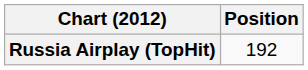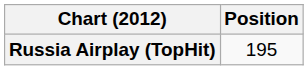(262, 49) 192 -> (262, 49) 195
